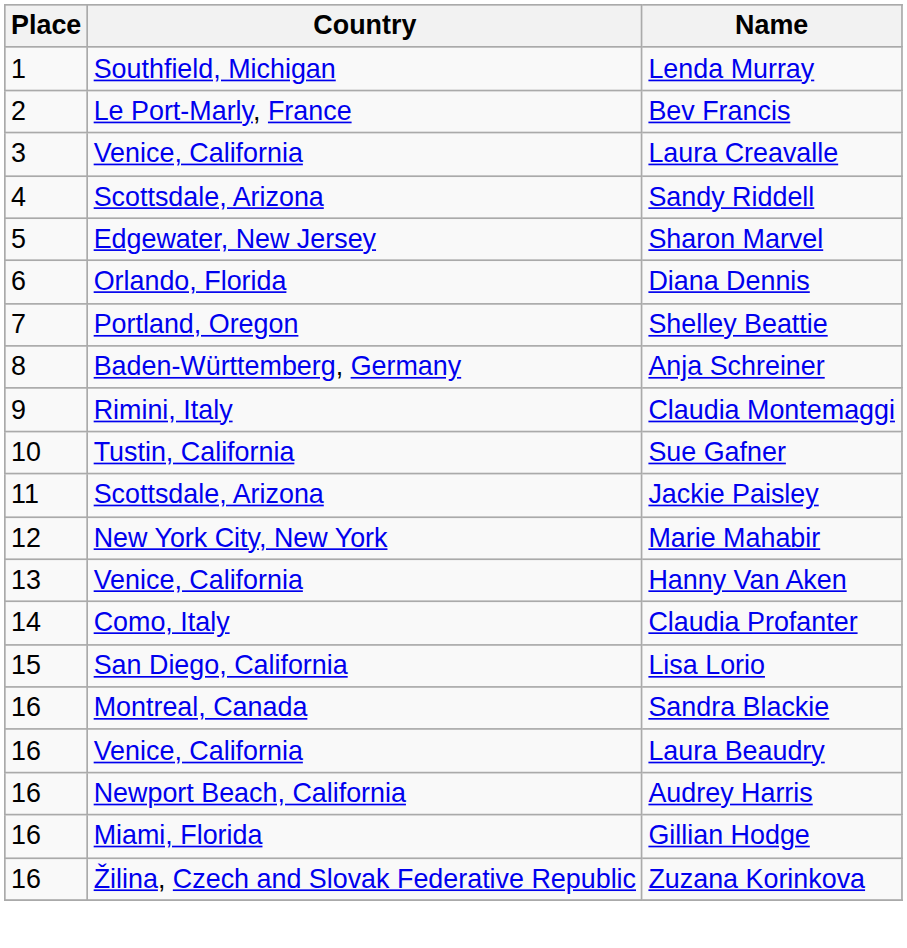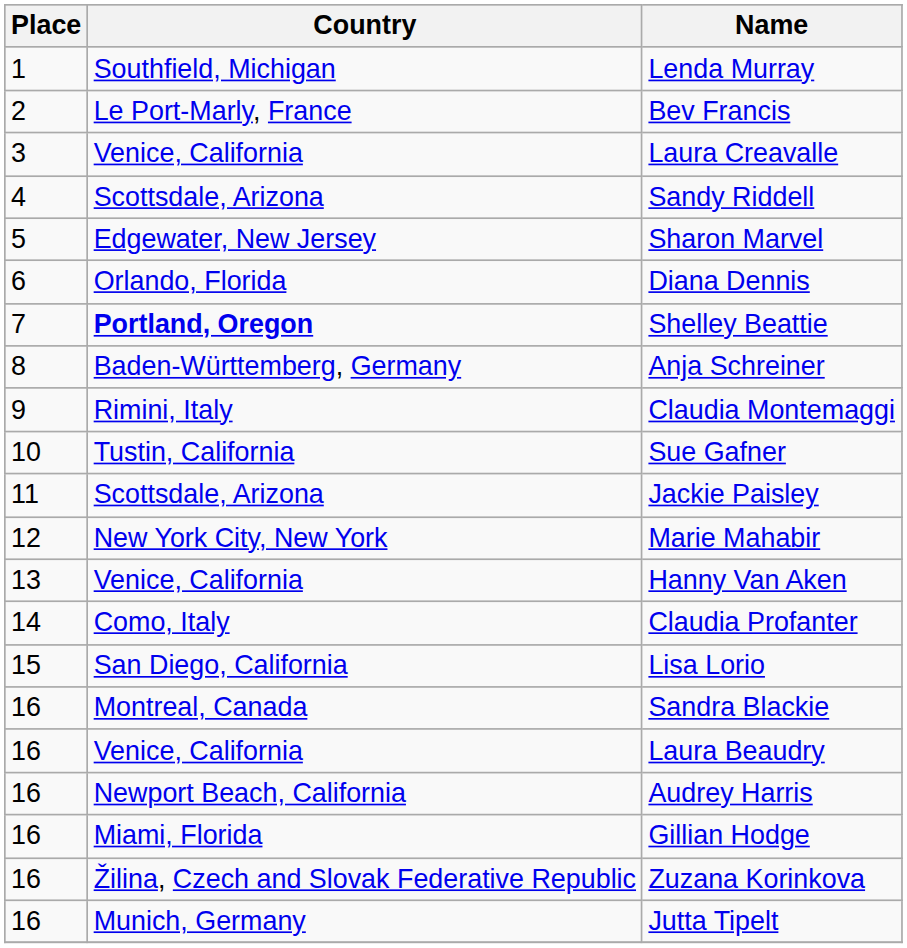(196, 324) normal -> (203, 324) bold
+ row: (713, 921)
